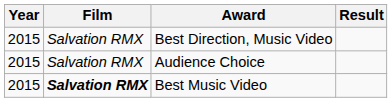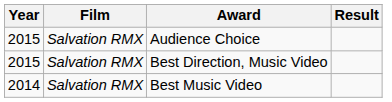rows swapped: (210, 62) <-> (244, 39)
(24, 85) 2015 -> (24, 85) 2014
(97, 85) bold -> (95, 85) normal
